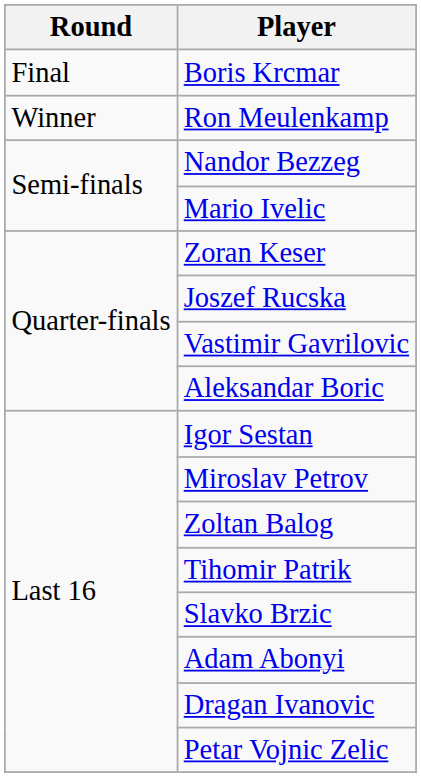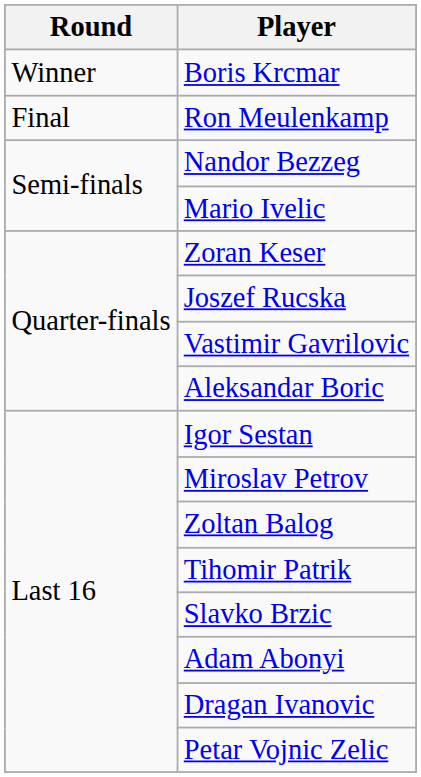(41, 72) Final -> (54, 72) Winner
(54, 117) Winner -> (41, 117) Final
